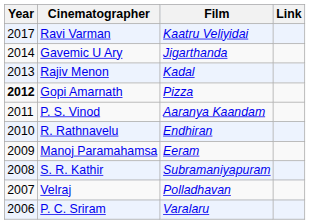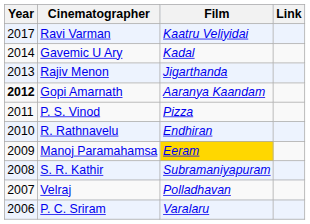(195, 53) Jigarthanda -> (179, 53) Kadal
(179, 72) Kadal -> (195, 72) Jigarthanda
(178, 92) Pizza -> (214, 92) Aaranya Kaandam
(214, 111) Aaranya Kaandam -> (178, 111) Pizza
(181, 151) no background -> (181, 151) gold background
